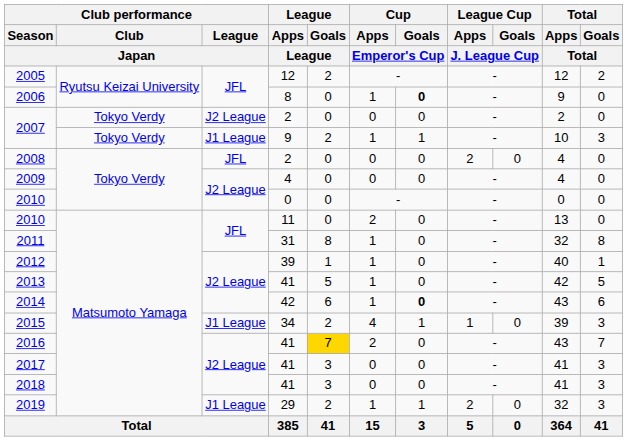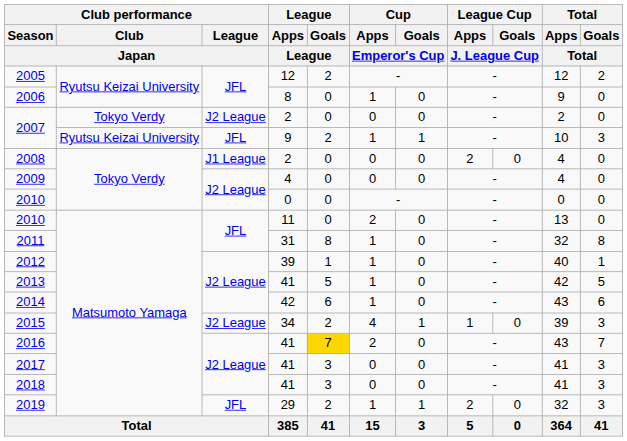(422, 96) bold -> (422, 96) normal
(129, 138) Tokyo Verdy -> (129, 138) Ryutsu Keizai University
(235, 138) J1 League -> (235, 138) JFL
(235, 158) JFL -> (235, 158) J1 League
(422, 302) bold -> (422, 302) normal
(235, 323) J1 League -> (235, 323) J2 League
(235, 405) J1 League -> (235, 405) JFL
